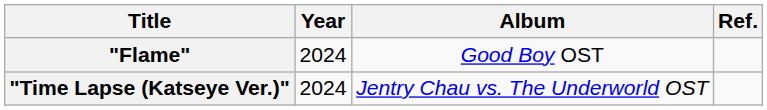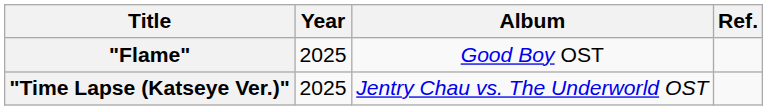(323, 54) 2024 -> (323, 54) 2025
(323, 88) 2024 -> (323, 88) 2025
